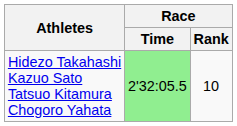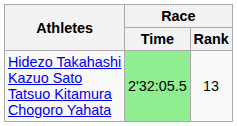(211, 86) 10 -> (211, 86) 13
